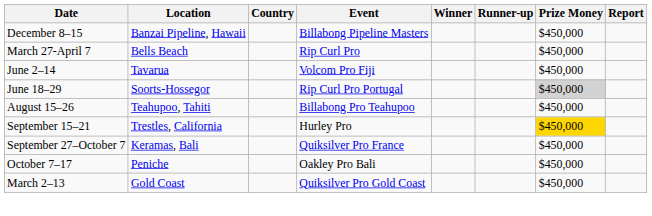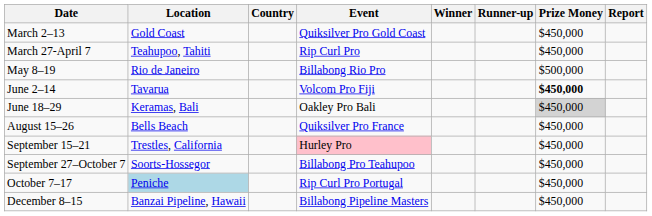rows swapped: (36, 182) <-> (45, 32)
(159, 51) Bells Beach -> (171, 51) Teahupoo, Tahiti
+ row: (31, 70)
(561, 70) normal -> (561, 88) bold
(170, 88) Soorts-Hossegor -> (165, 107) Keramas, Bali
(351, 88) Rip Curl Pro Portugal -> (337, 107) Oakley Pro Bali
(171, 107) Teahupoo, Tahiti -> (159, 126) Bells Beach
(357, 107) Billabong Pro Teahupoo -> (352, 126) Quiksilver Pro France
(325, 126) no background -> (325, 145) pink background
(561, 126) gold background -> (561, 145) no background
(165, 145) Keramas, Bali -> (170, 164) Soorts-Hossegor
(352, 145) Quiksilver Pro France -> (357, 164) Billabong Pro Teahupoo
(150, 164) no background -> (150, 182) lightblue background
(337, 164) Oakley Pro Bali -> (351, 182) Rip Curl Pro Portugal
